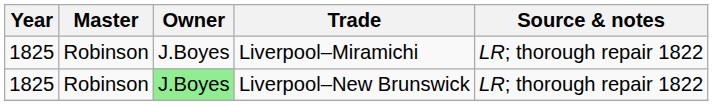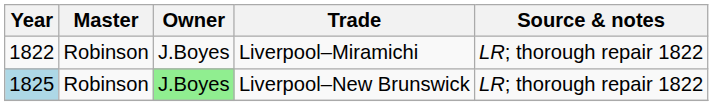(32, 52) 1825 -> (32, 52) 1822
(32, 84) no background -> (32, 84) lightblue background
